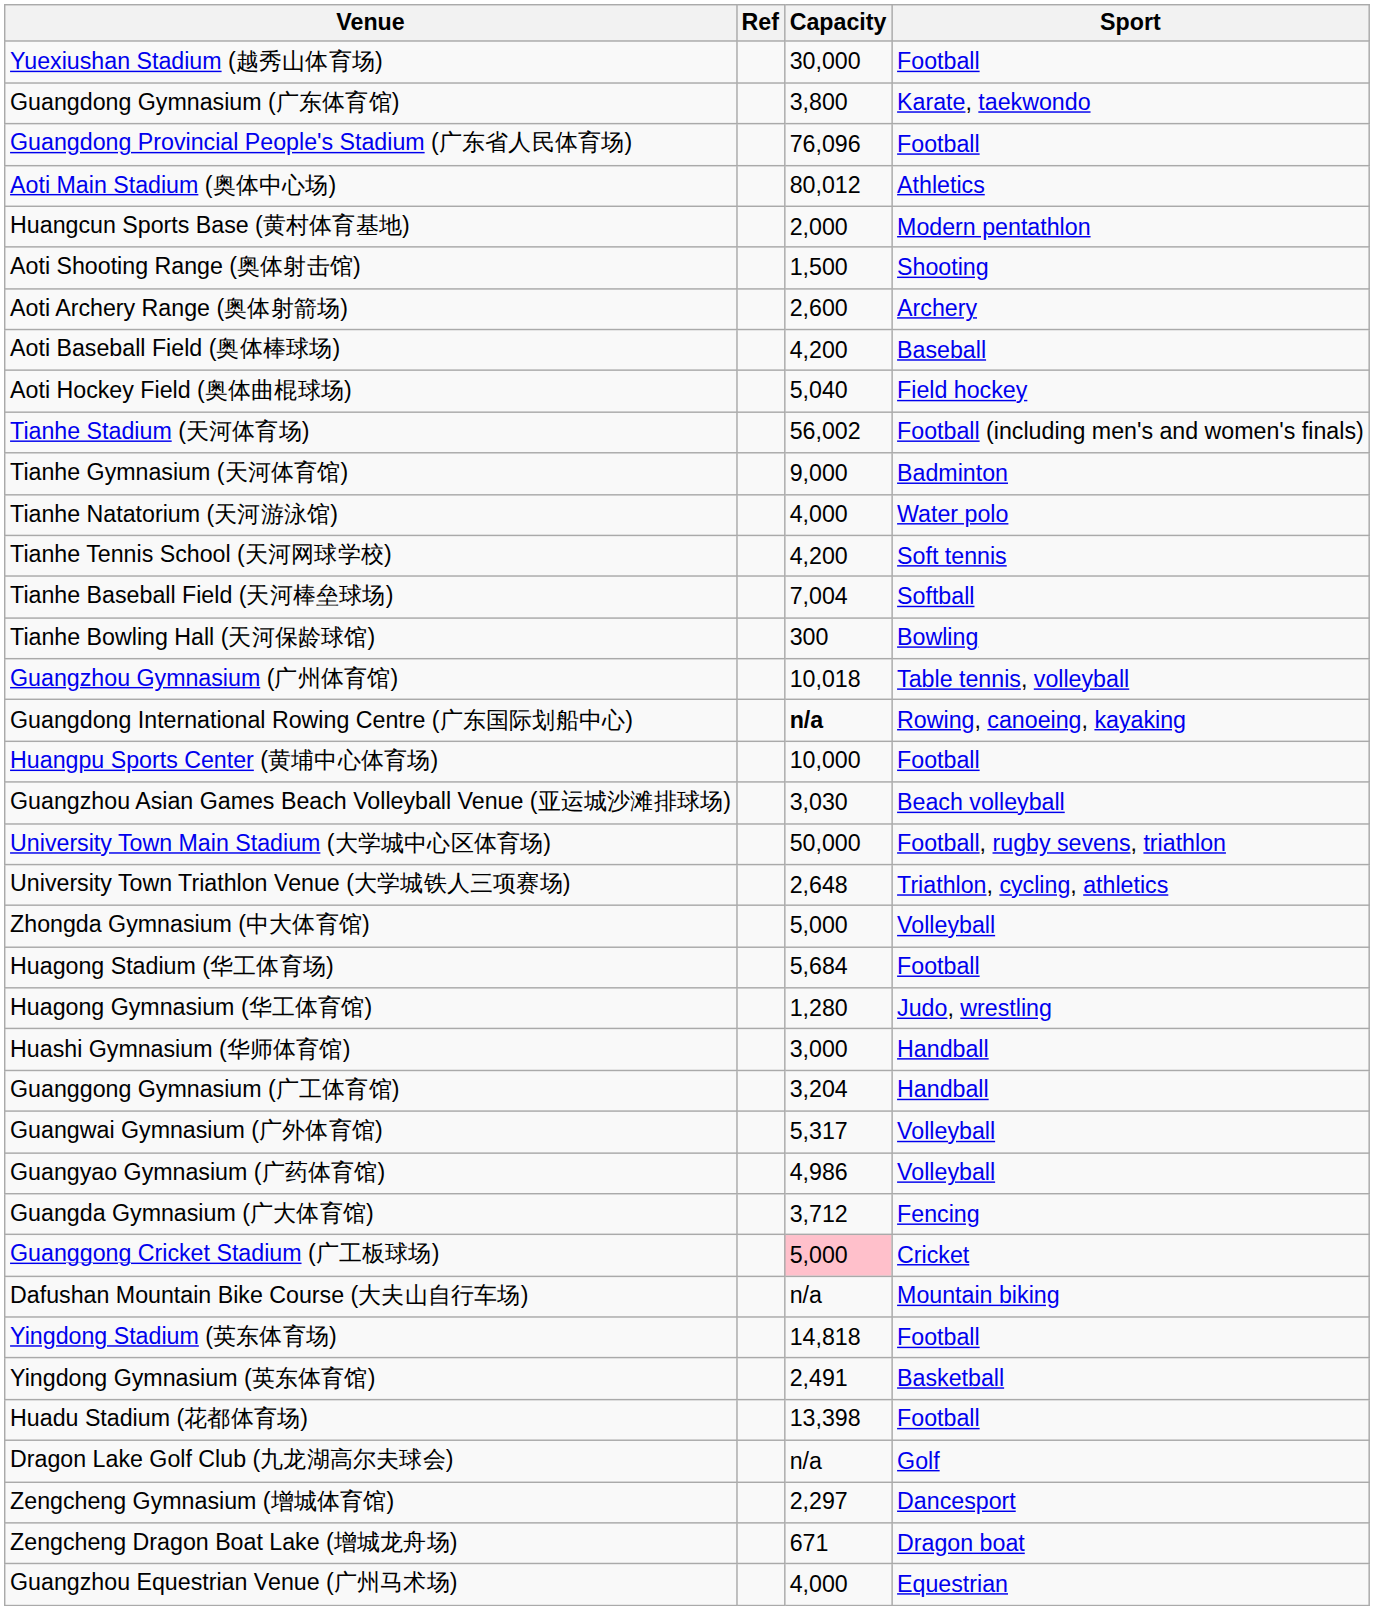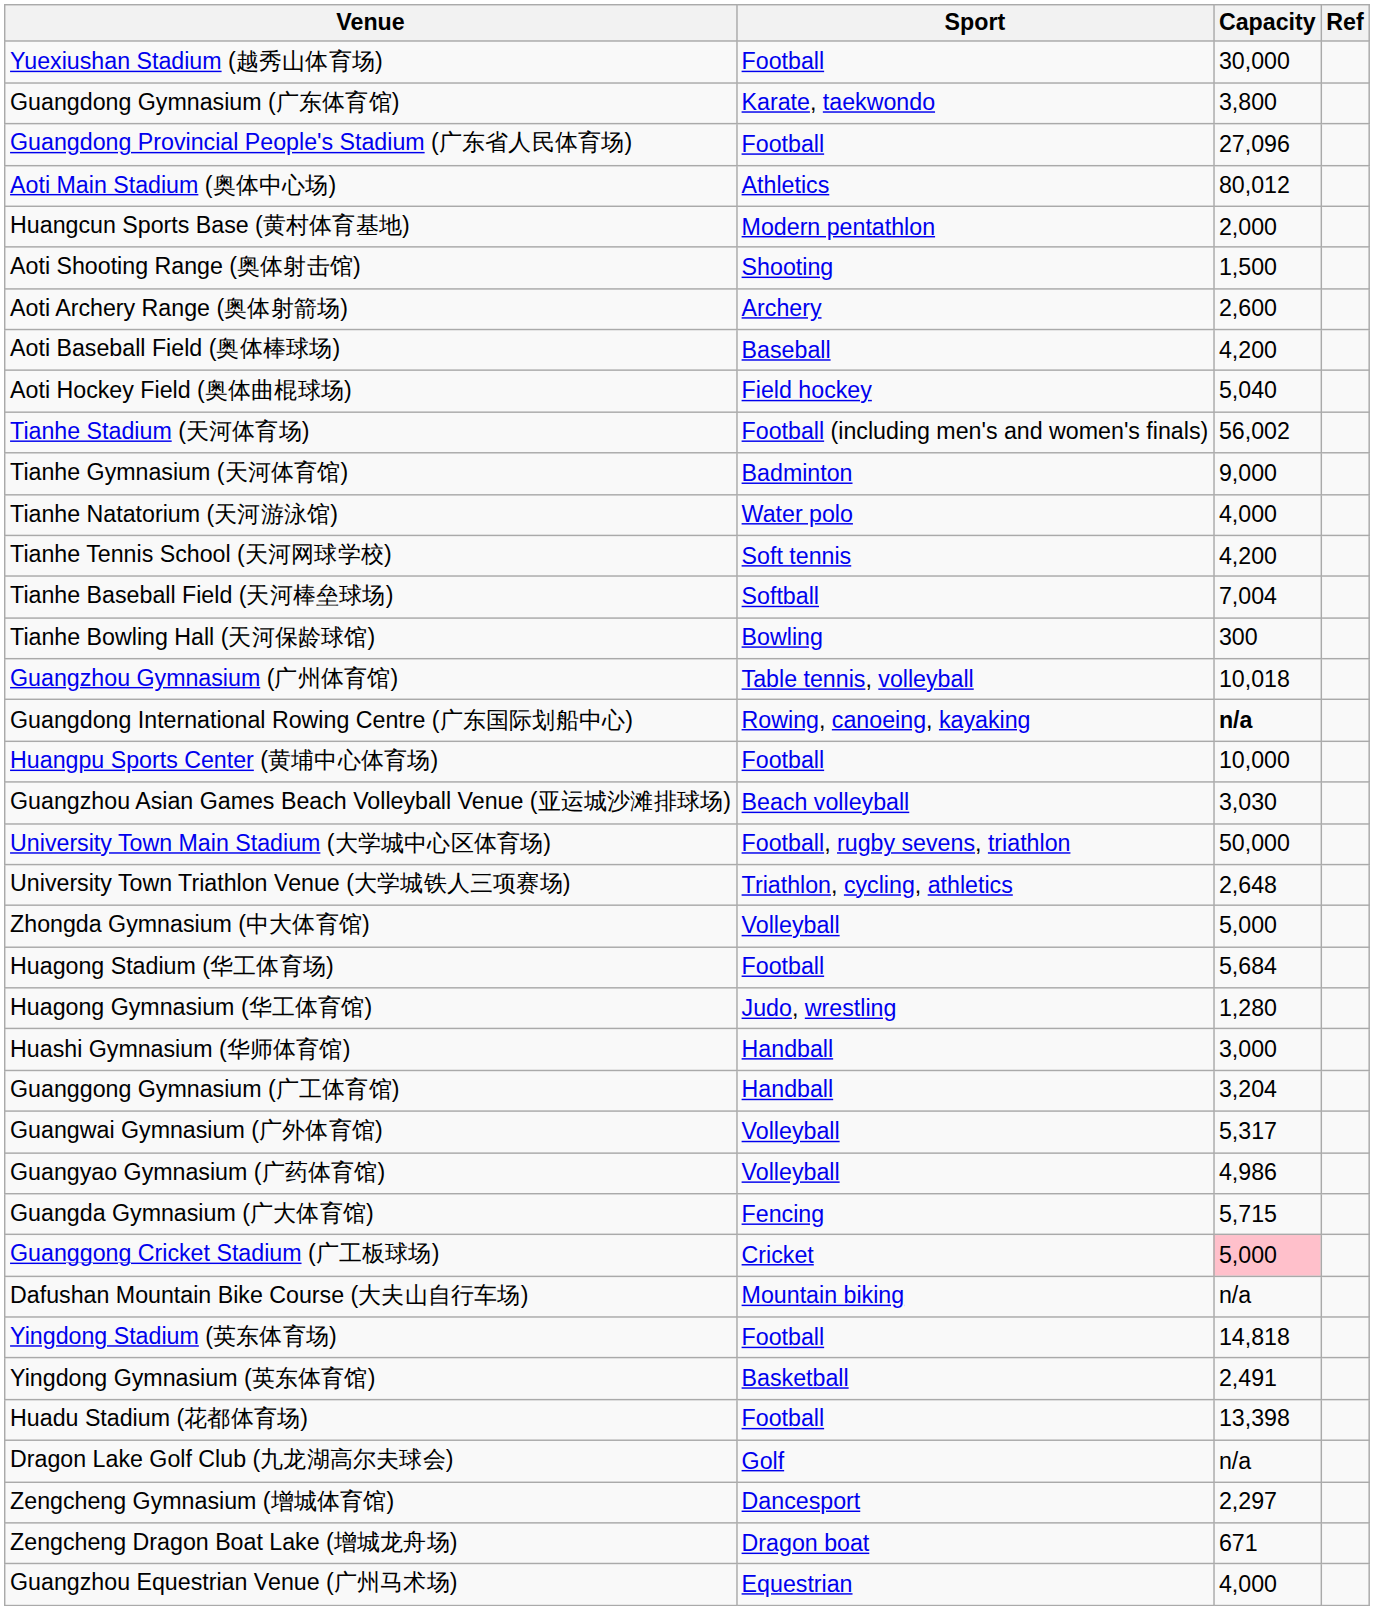columns swapped: (1130, 22) <-> (760, 22)
(825, 144) 76,096 -> (1254, 144) 27,096
(819, 1213) 3,712 -> (1248, 1213) 5,715
